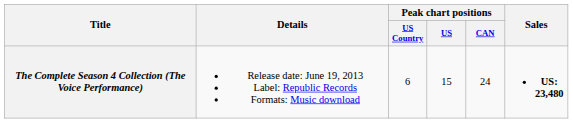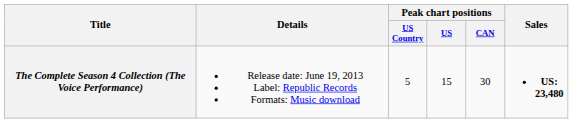(408, 82) 6 -> (408, 82) 5
(485, 82) 24 -> (485, 82) 30
